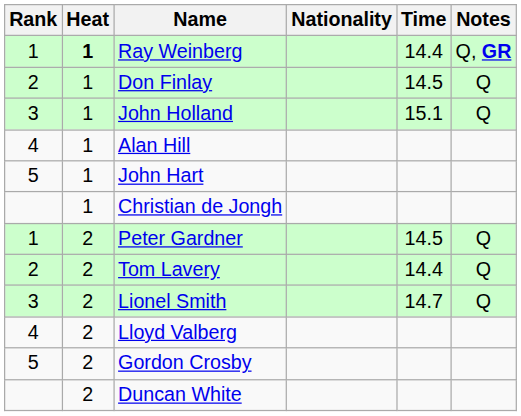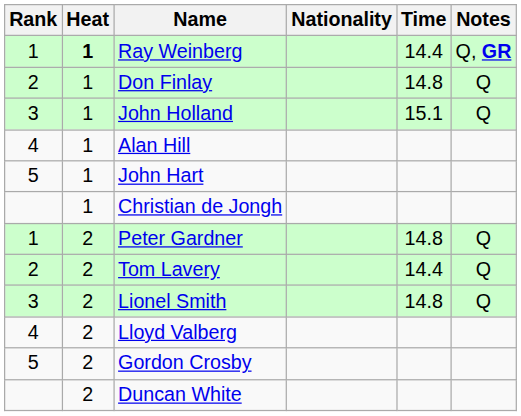(424, 82) 14.5 -> (424, 82) 14.8
(424, 238) 14.5 -> (424, 238) 14.8
(424, 301) 14.7 -> (424, 301) 14.8
